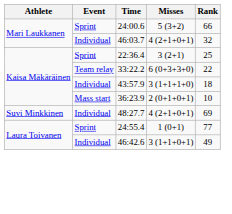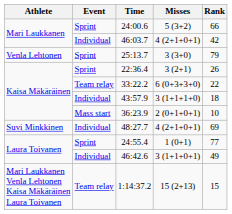(208, 41) 32 -> (215, 41) 42
+ row: (135, 55)
(208, 55) 25 -> (215, 70) 26
+ row: (135, 187)
